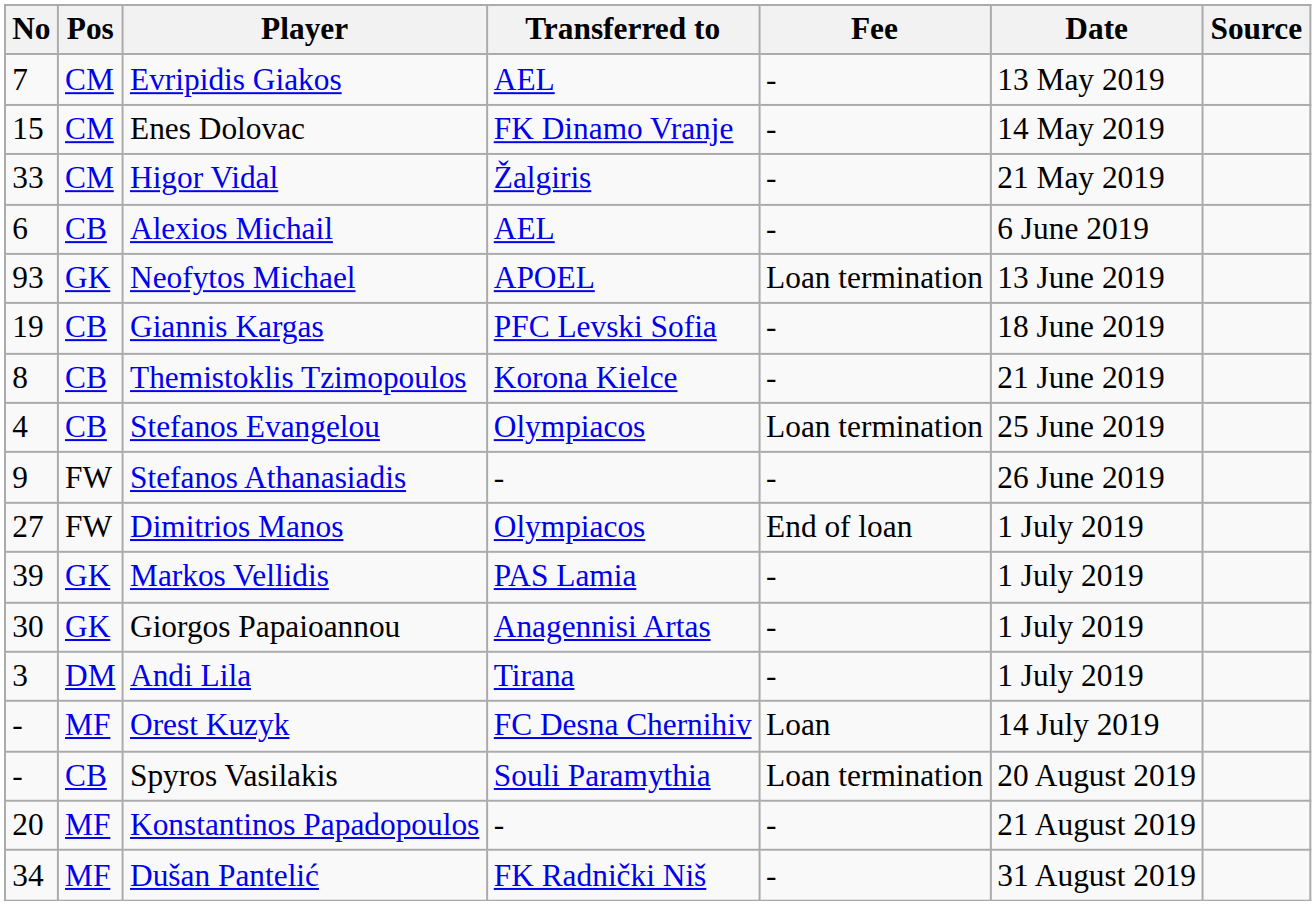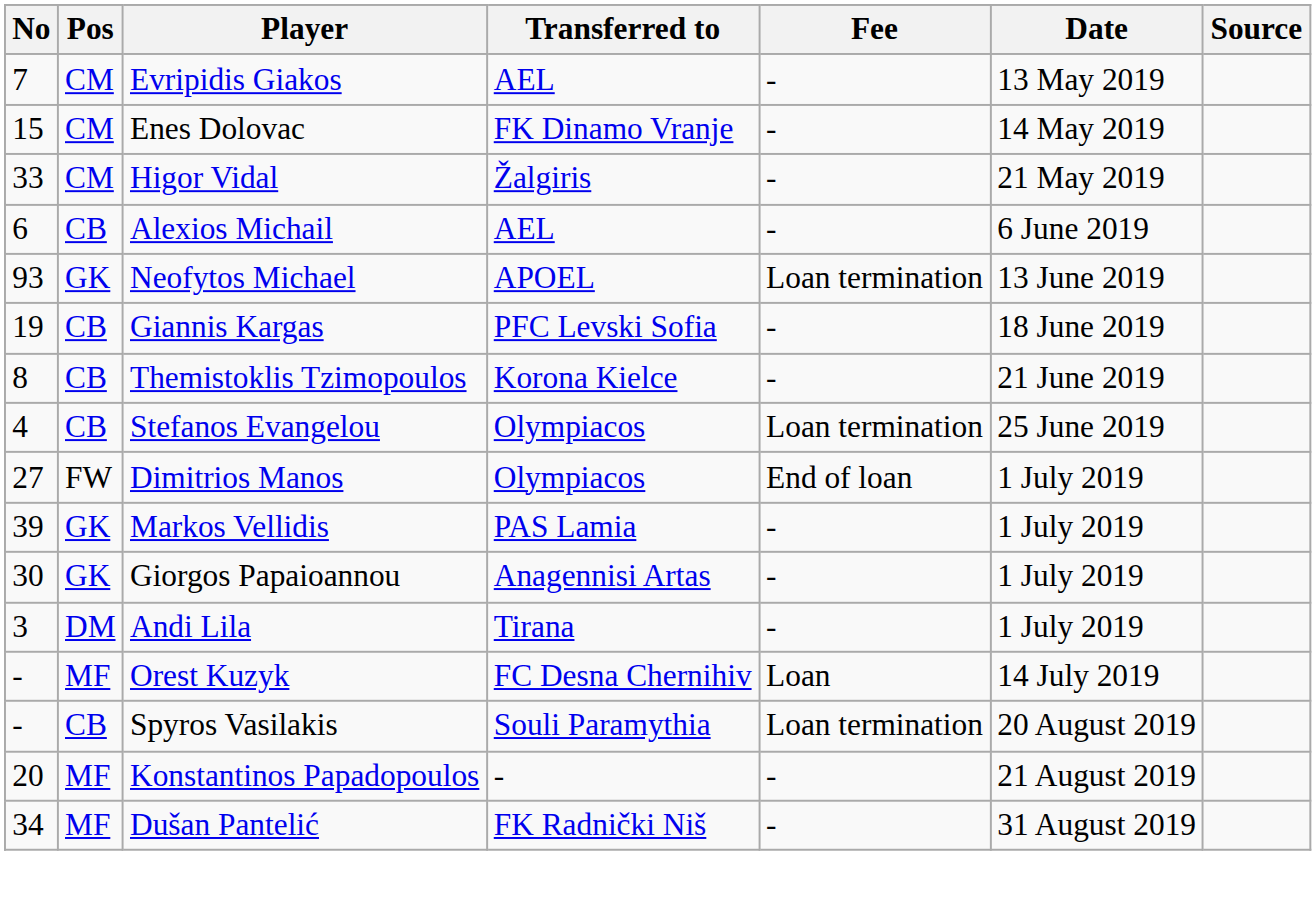- row: (268, 476)
